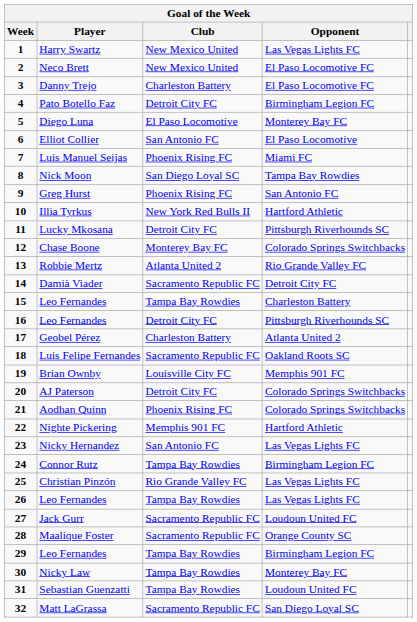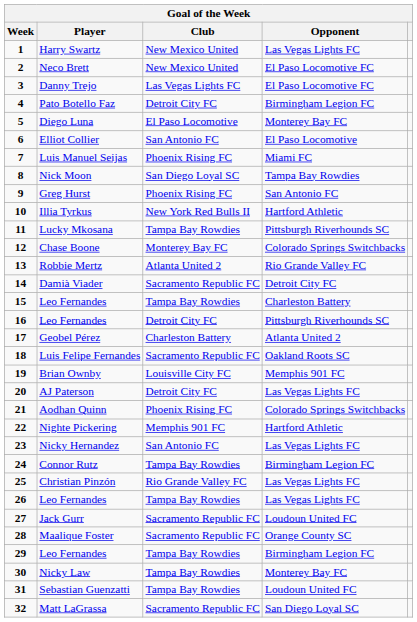(188, 85) Charleston Battery -> (193, 85) Las Vegas Lights FC
(181, 229) Detroit City FC -> (193, 229) Tampa Bay Rowdies
(335, 391) Colorado Springs Switchbacks -> (312, 391) Las Vegas Lights FC
